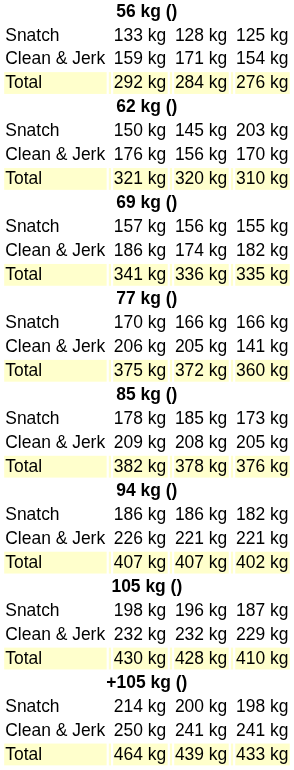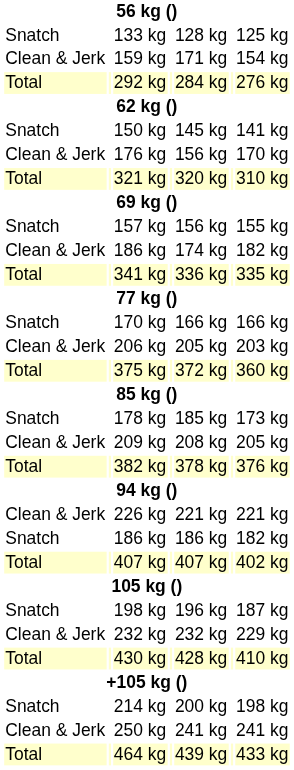(262, 130) 203 kg -> (262, 130) 141 kg
(262, 346) 141 kg -> (262, 346) 203 kg
rows swapped: (32, 514) <-> (55, 538)
